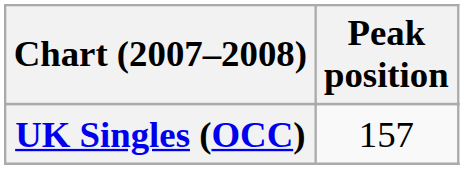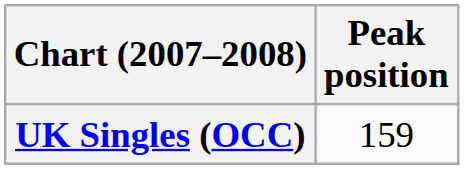(386, 133) 157 -> (386, 133) 159
